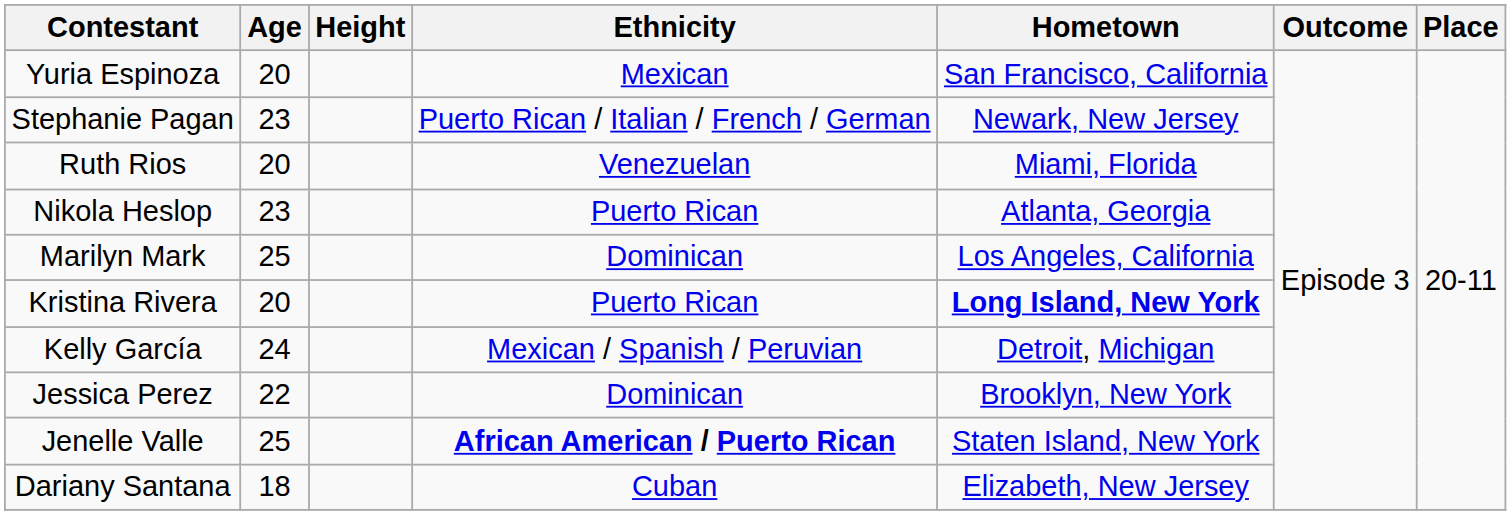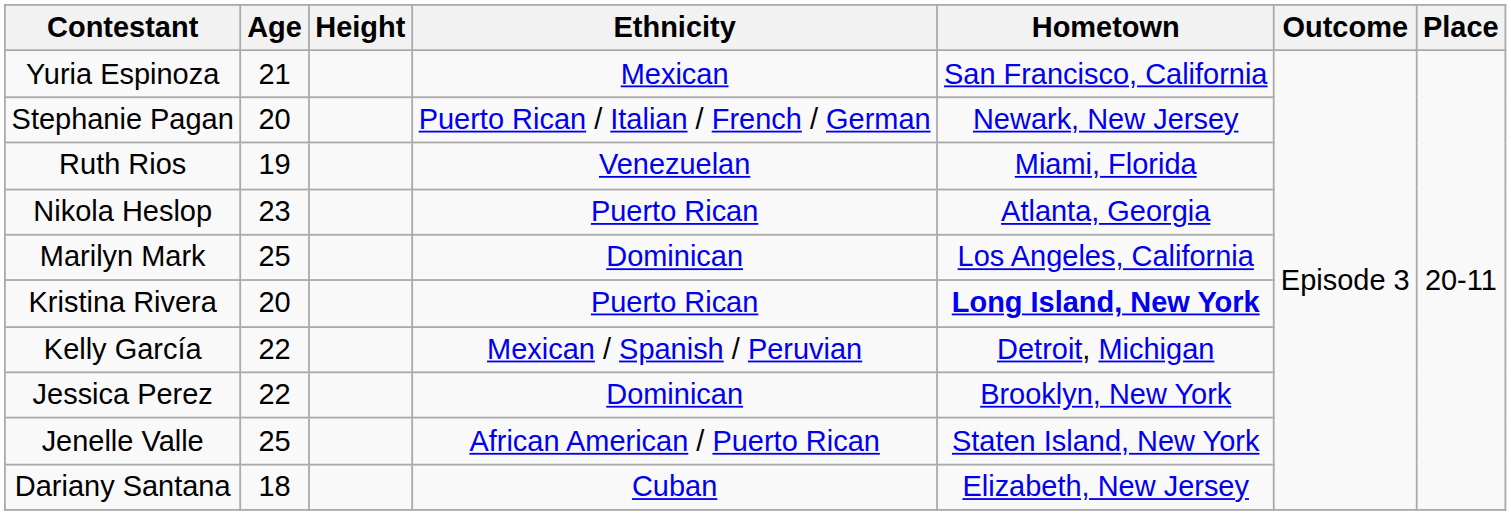(275, 73) 20 -> (275, 73) 21
(275, 119) 23 -> (275, 119) 20
(275, 165) 20 -> (275, 165) 19
(275, 348) 24 -> (275, 348) 22
(675, 440) bold -> (675, 440) normal
